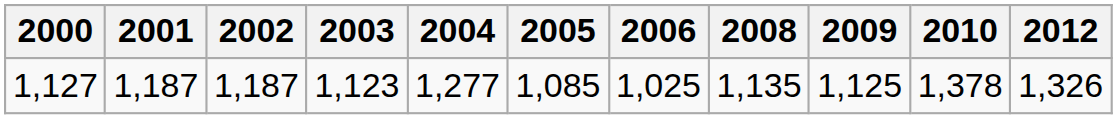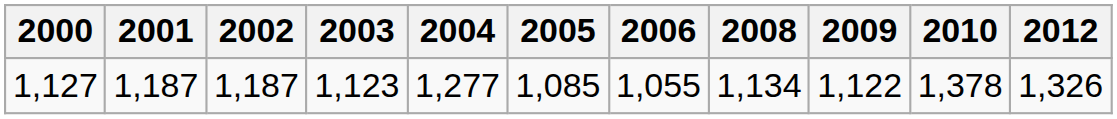(659, 85) 1,025 -> (659, 85) 1,055
(759, 85) 1,135 -> (759, 85) 1,134
(860, 85) 1,125 -> (860, 85) 1,122
